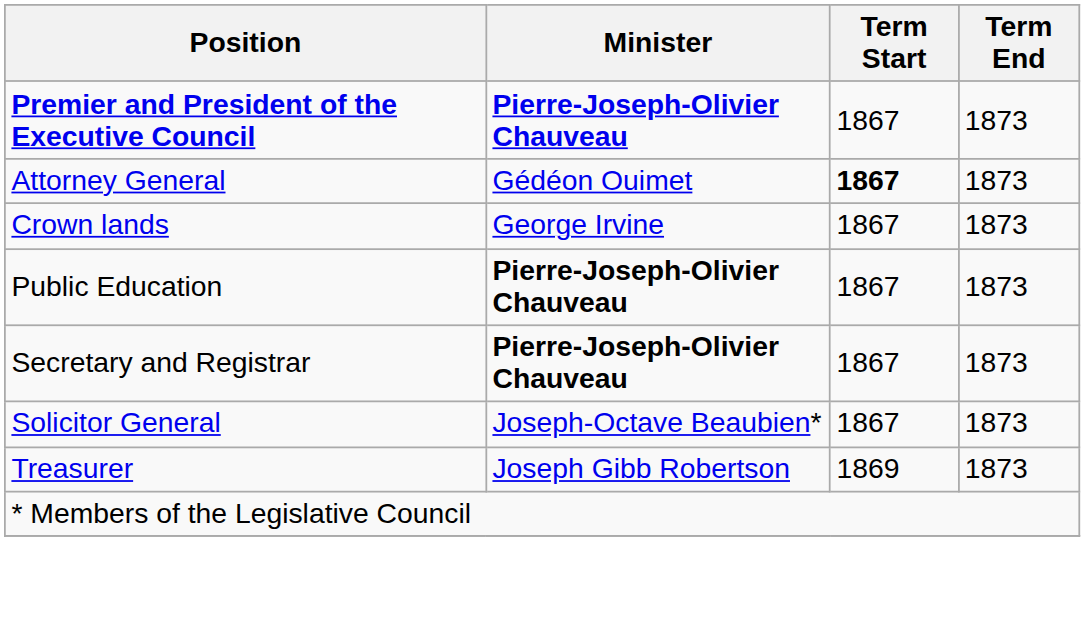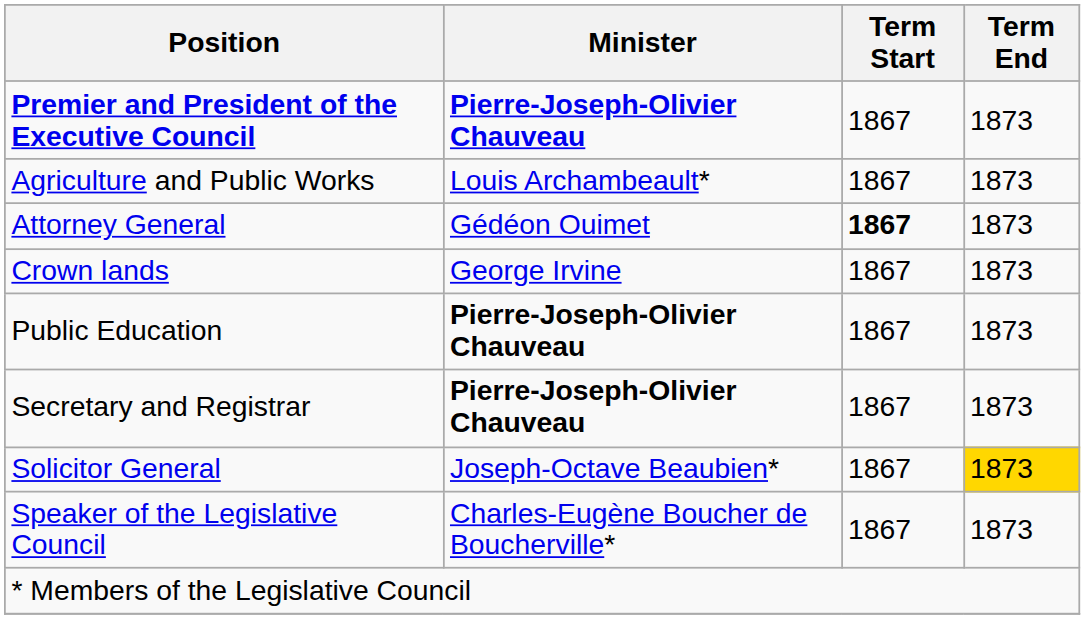+ row: (193, 180)
(996, 423) no background -> (1002, 468) gold background
+ row: (174, 529)
- row: (72, 468)
